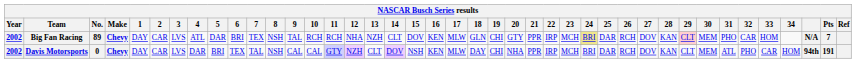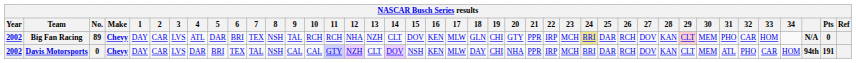(828, 38) 7 -> (828, 38) 0
